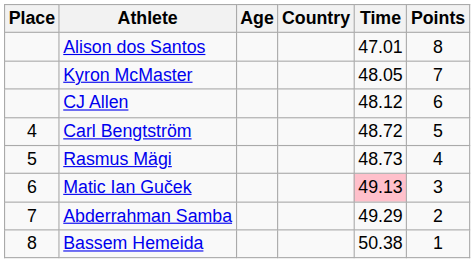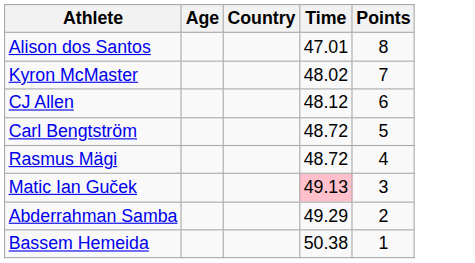- column: (32, 18)
(380, 74) 48.05 -> (326, 74) 48.02
(380, 159) 48.73 -> (326, 159) 48.72
